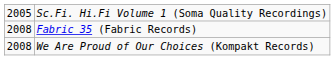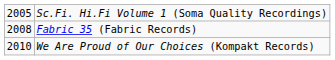(19, 46) 2008 -> (19, 46) 2010
